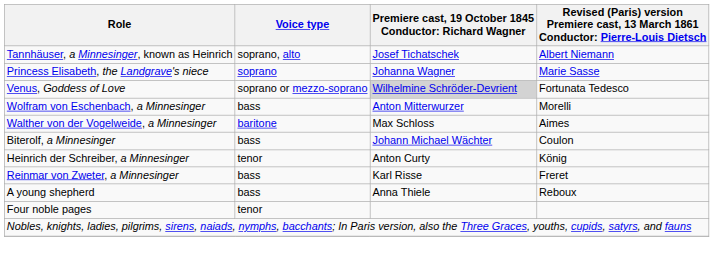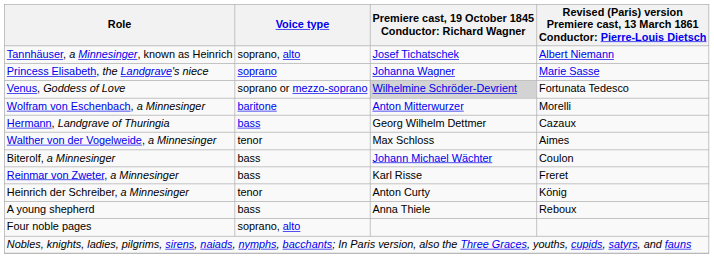(249, 106) bass -> (257, 106) baritone
+ row: (88, 123)
(257, 123) baritone -> (250, 141) tenor
rows swapped: (98, 158) <-> (93, 175)
(250, 210) tenor -> (269, 227) soprano, alto
